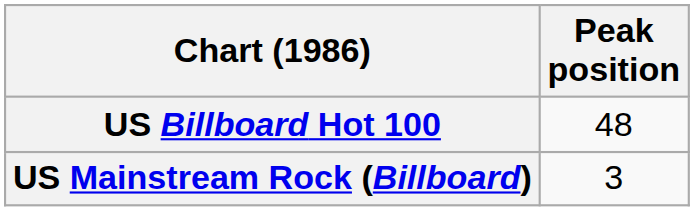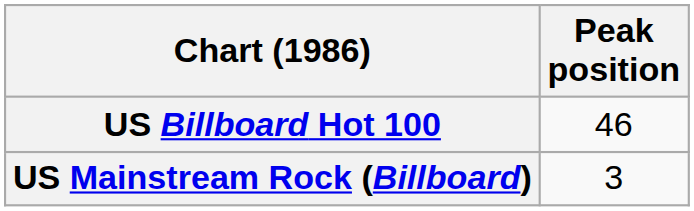(614, 123) 48 -> (614, 123) 46
